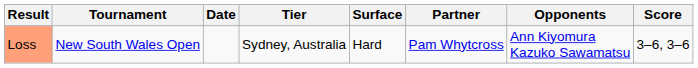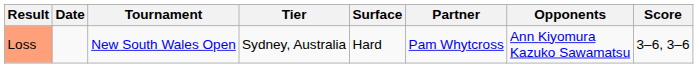columns swapped: (221, 15) <-> (128, 15)
